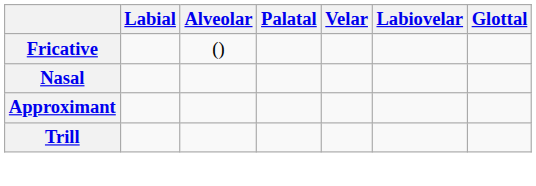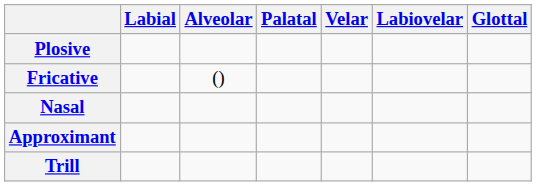+ row: (62, 48)
